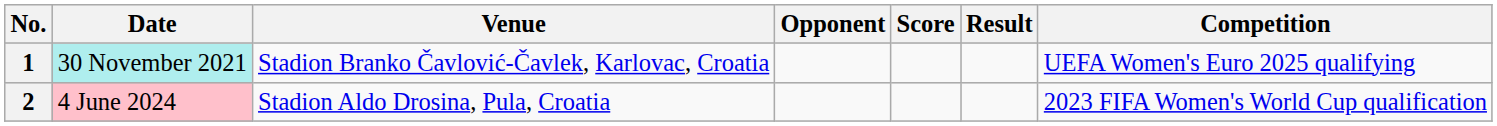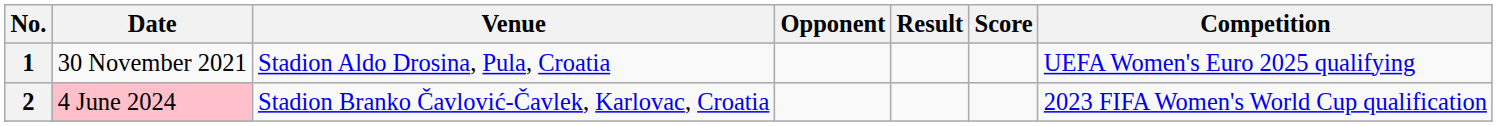columns swapped: (926, 23) <-> (999, 23)
(152, 62) paleturquoise background -> (152, 62) no background
(514, 62) Stadion Branko Čavlović-Čavlek, Karlovac, Croatia -> (434, 62) Stadion Aldo Drosina, Pula, Croatia
(434, 101) Stadion Aldo Drosina, Pula, Croatia -> (514, 101) Stadion Branko Čavlović-Čavlek, Karlovac, Croatia
